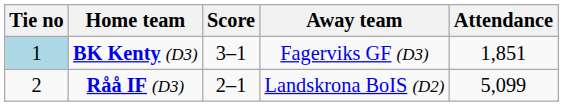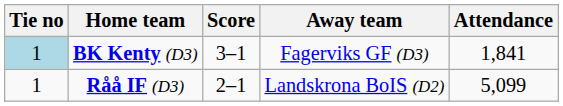(503, 52) 1,851 -> (503, 52) 1,841
(37, 85) 2 -> (37, 85) 1
